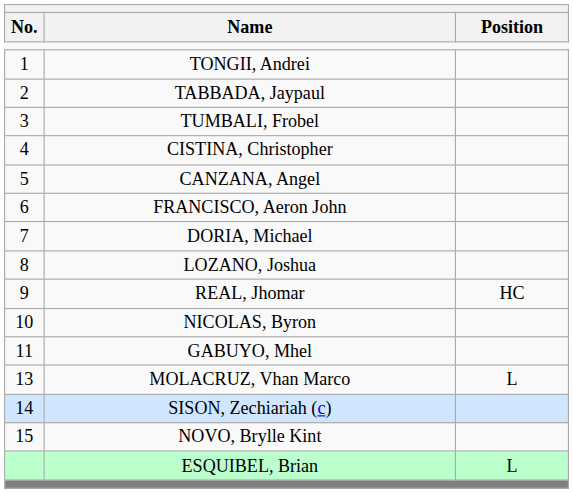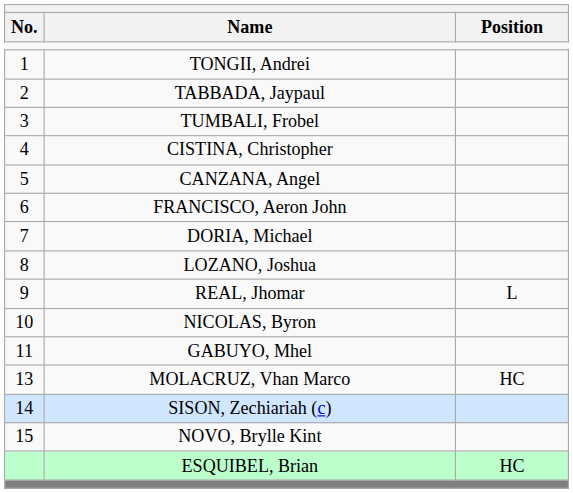(512, 293) HC -> (512, 293) L
(512, 379) L -> (512, 379) HC
(512, 465) L -> (512, 465) HC
